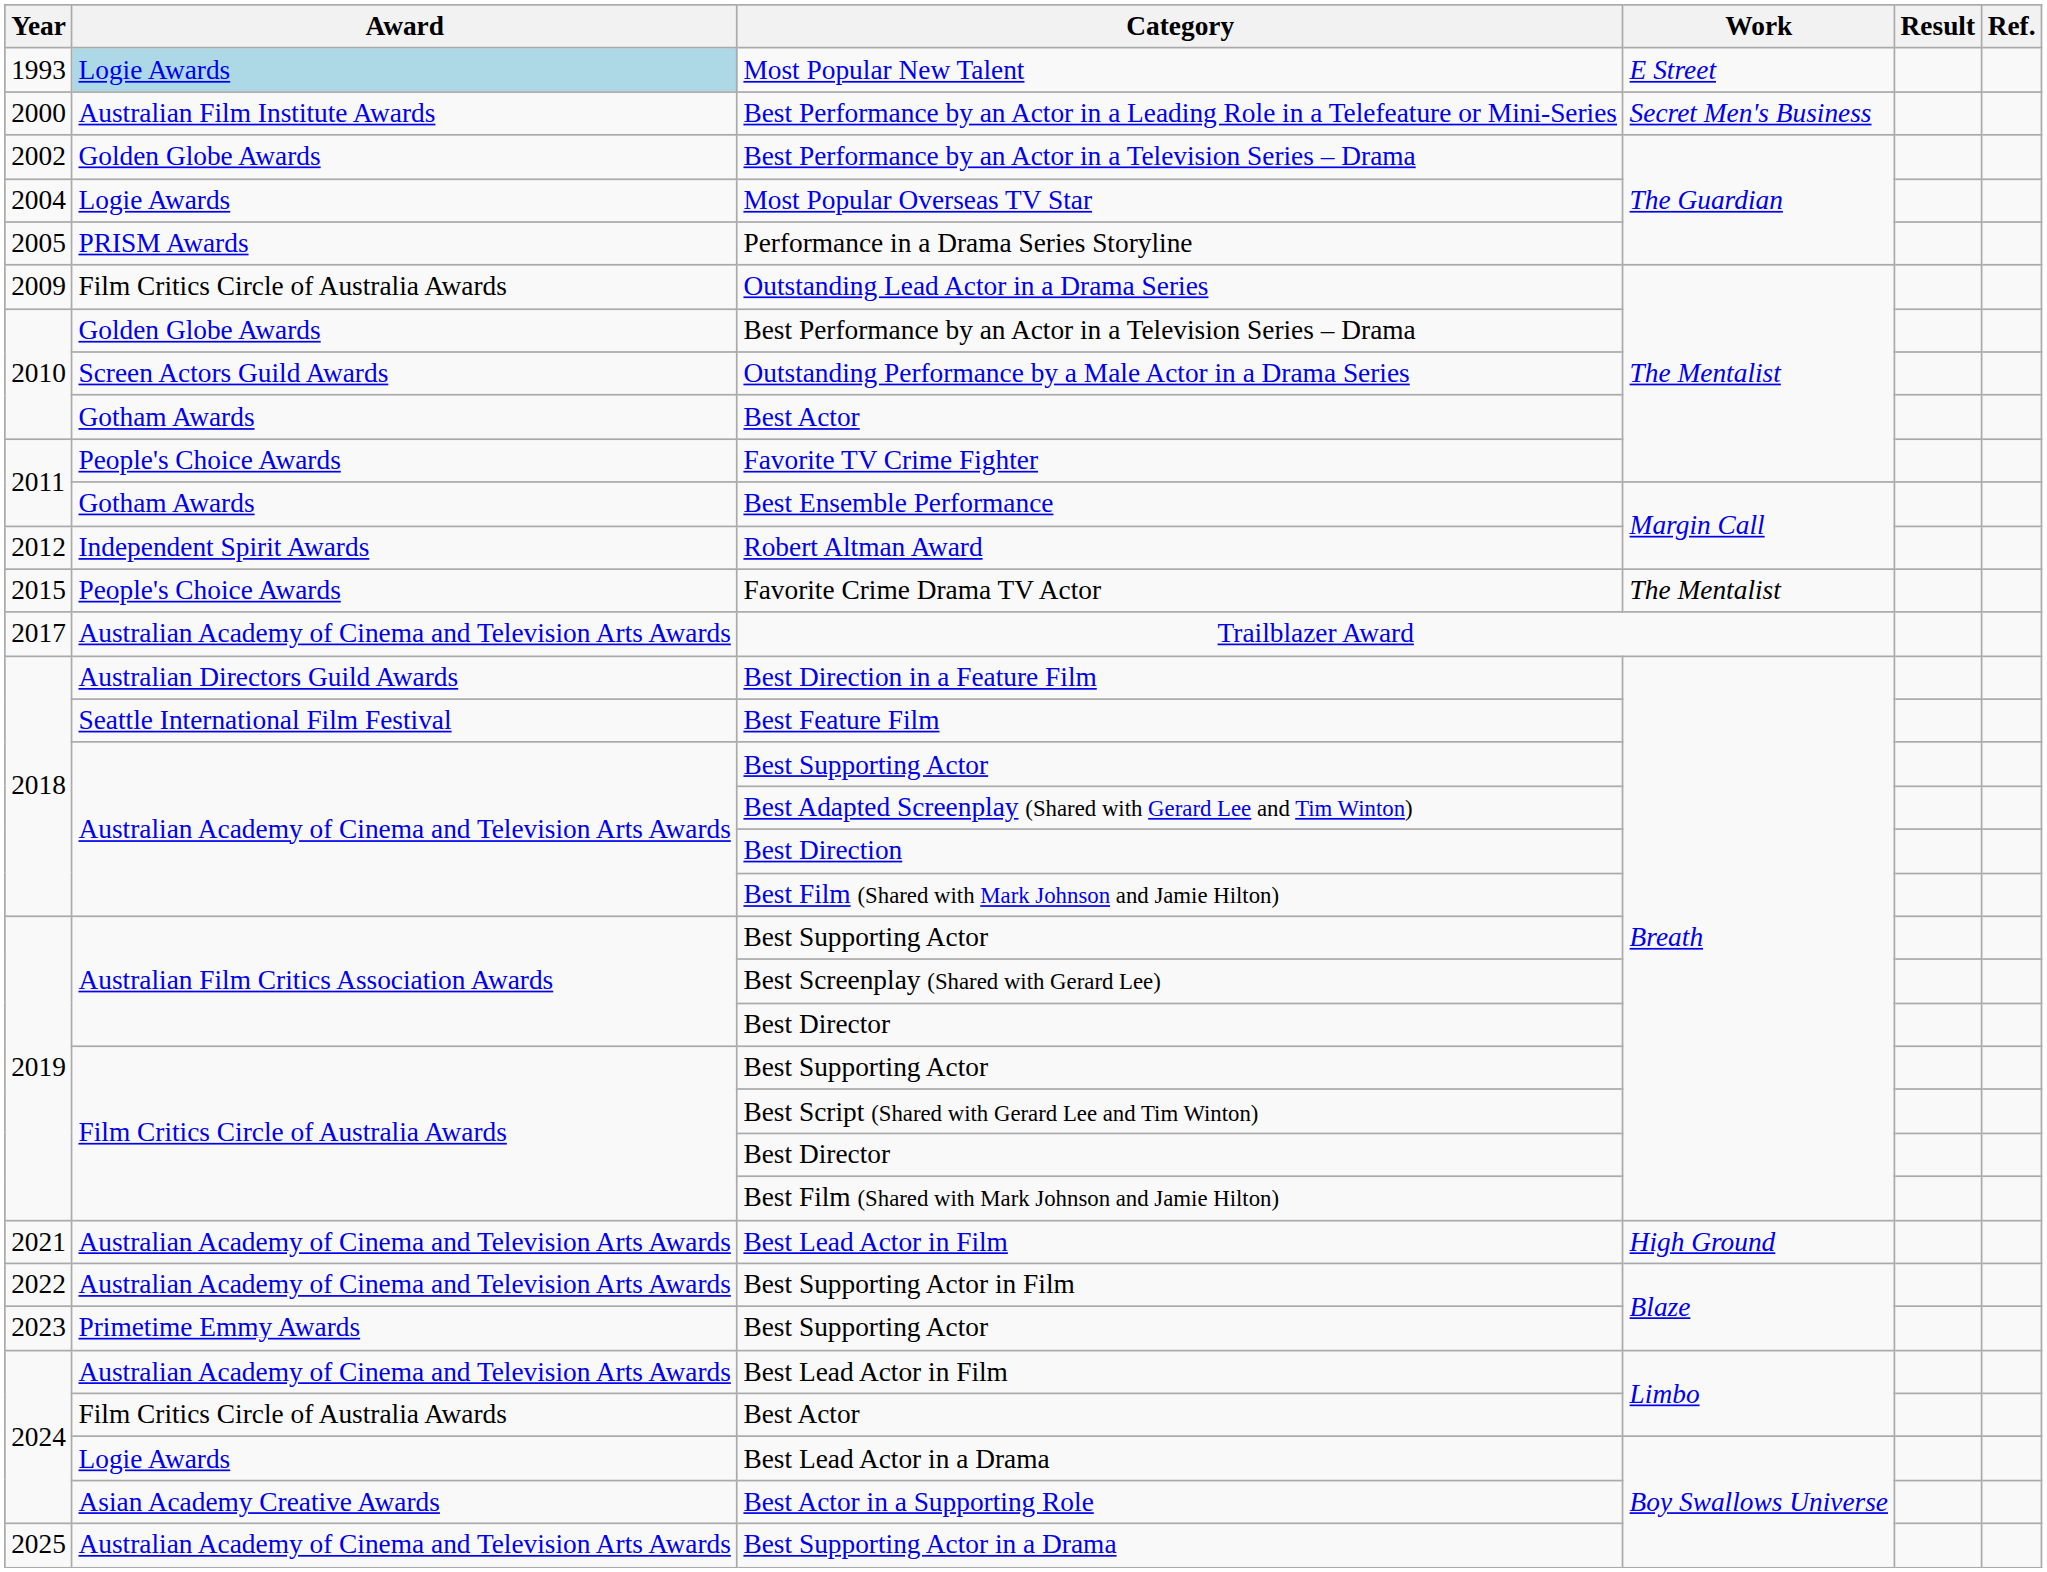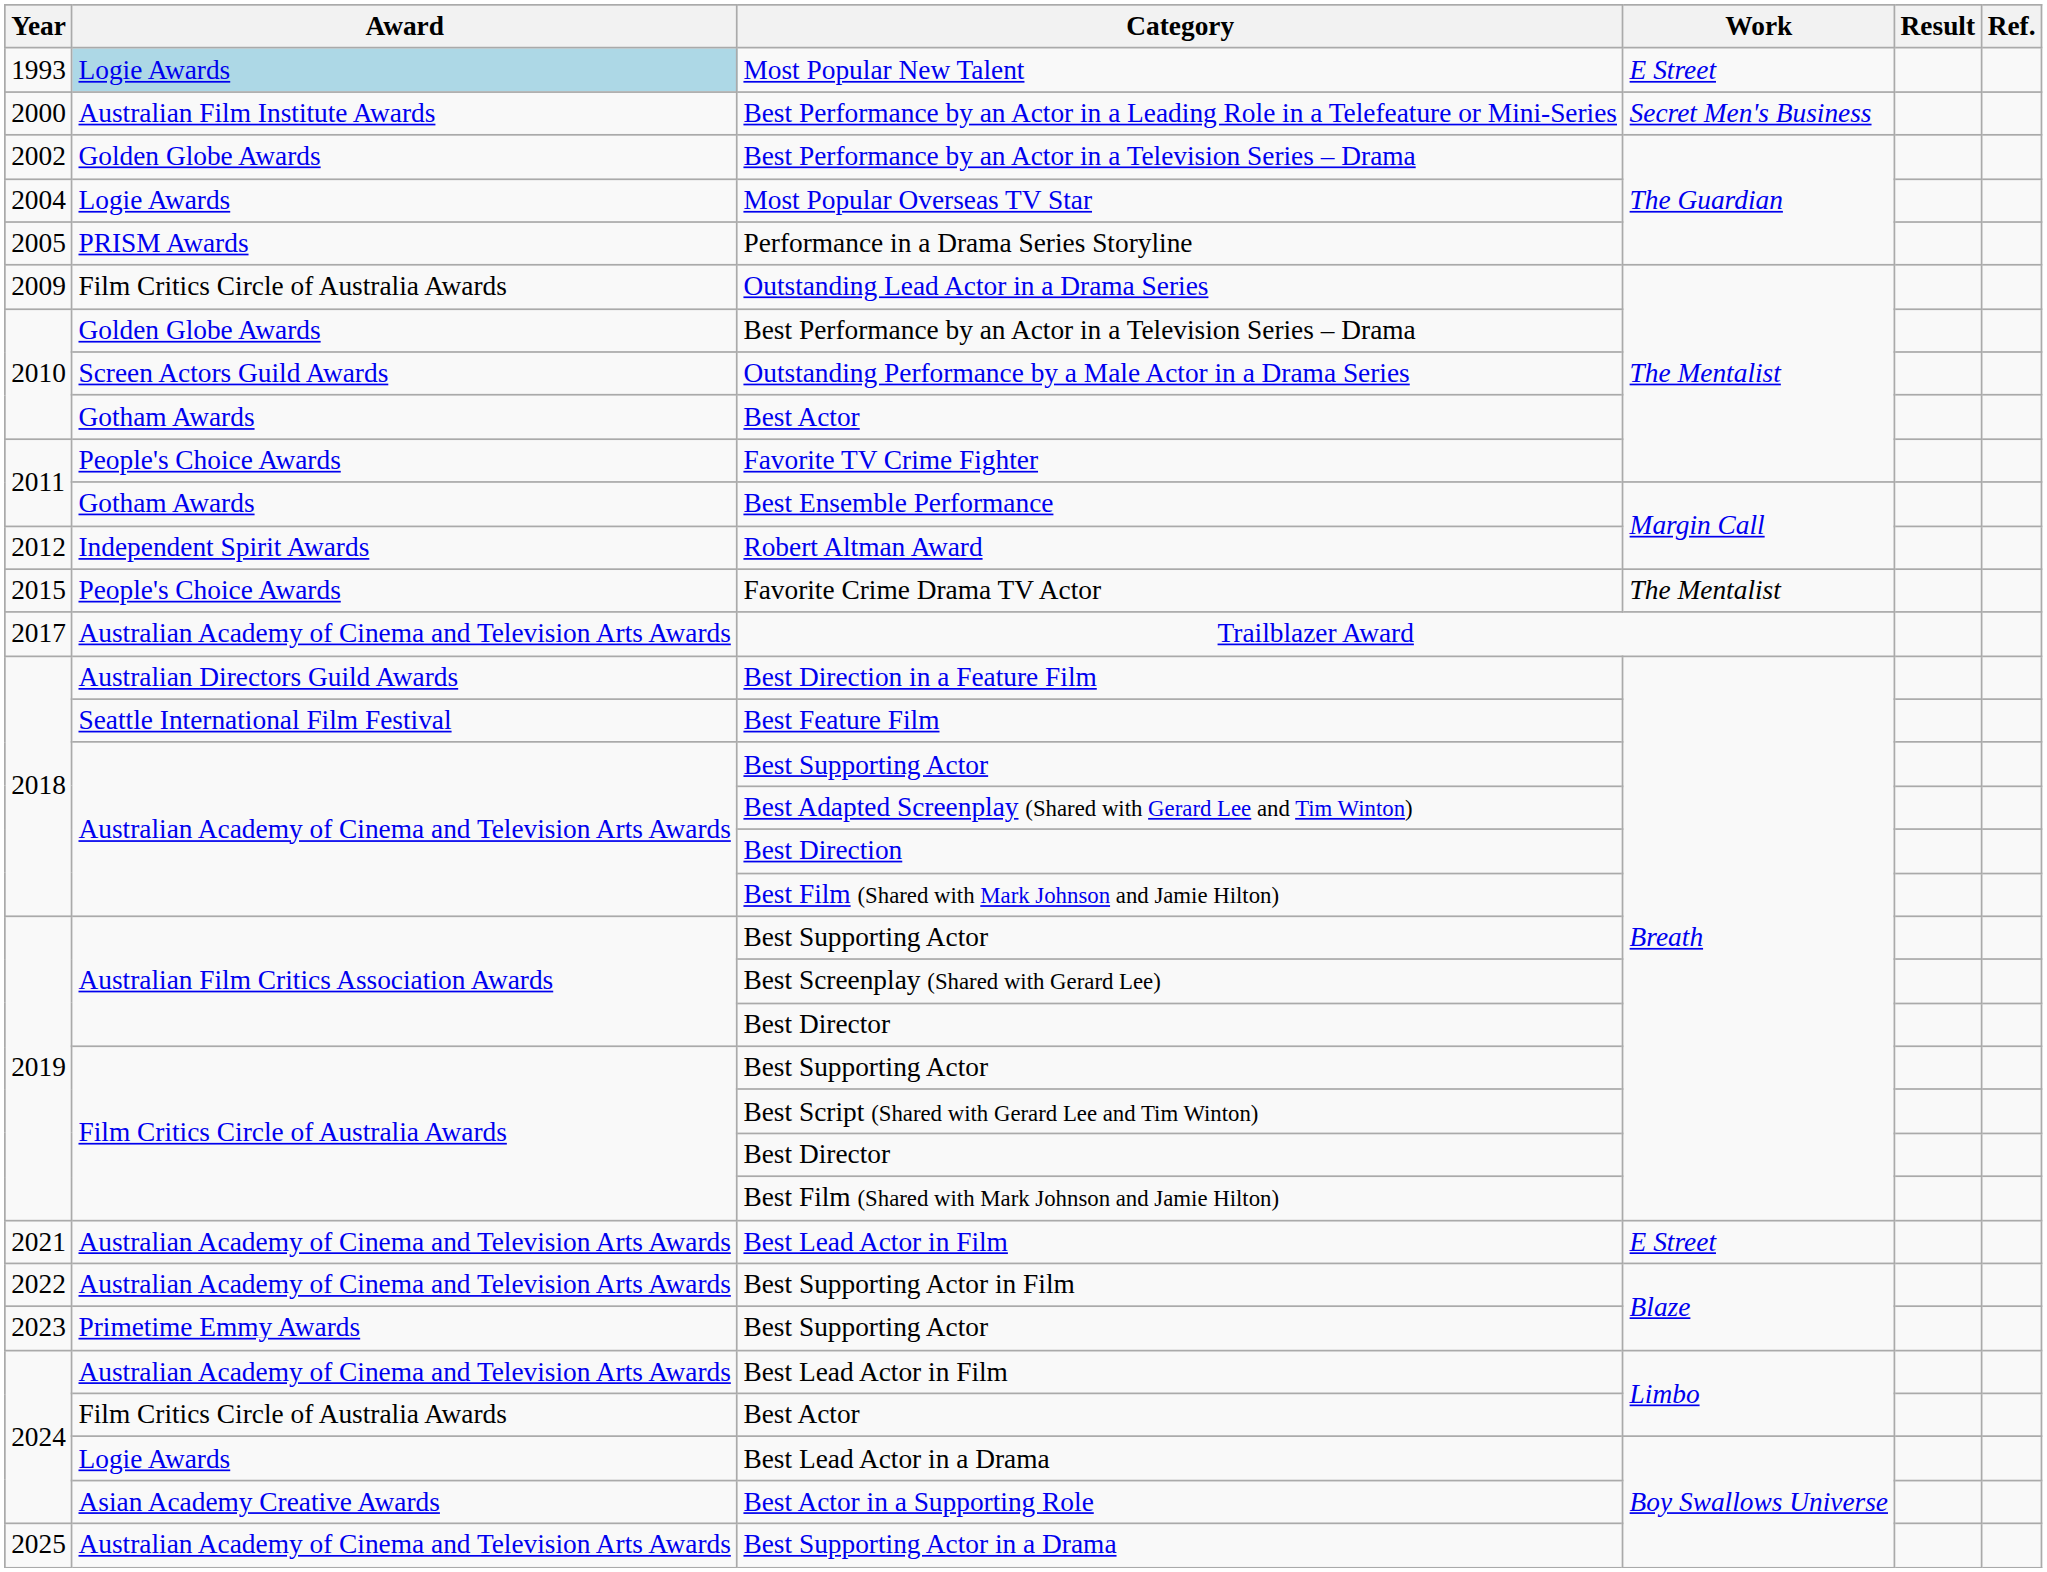(1702, 1241) High Ground -> (1673, 1241) E Street
